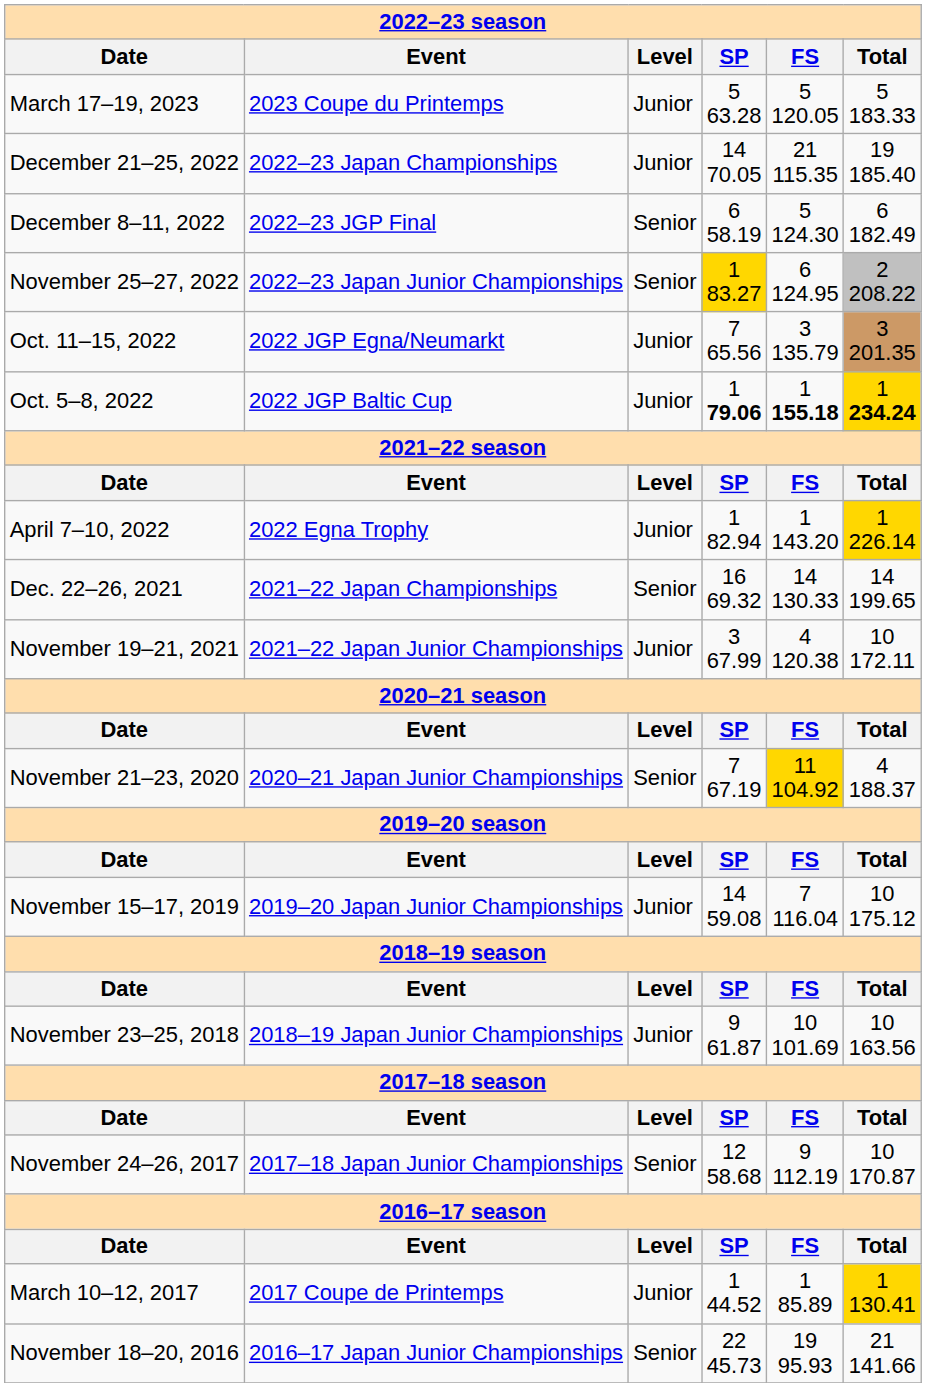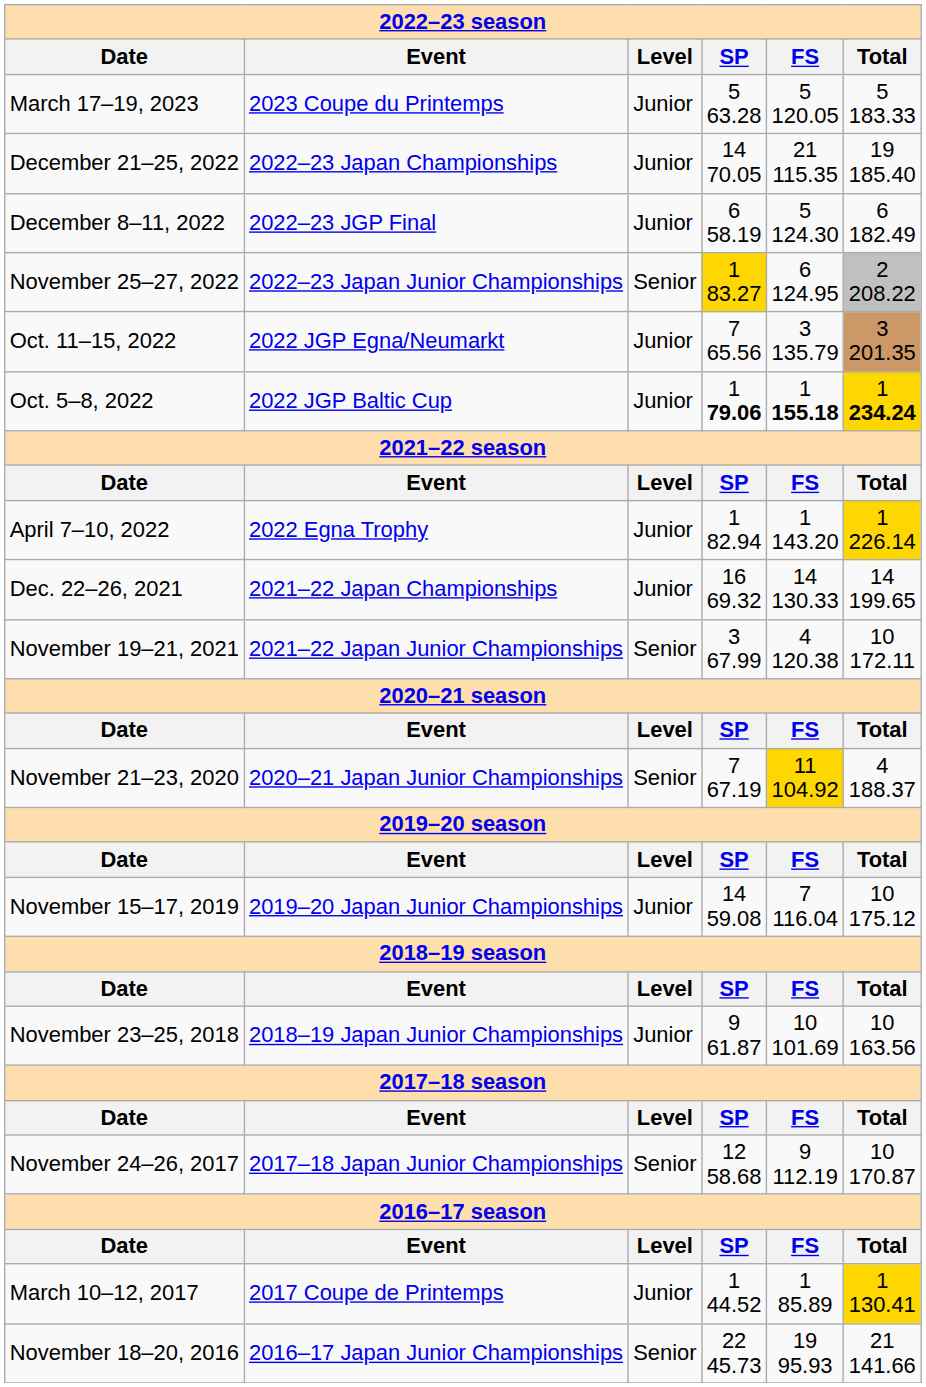(665, 222) Senior -> (663, 222) Junior
(665, 589) Senior -> (663, 589) Junior
(663, 648) Junior -> (665, 648) Senior
